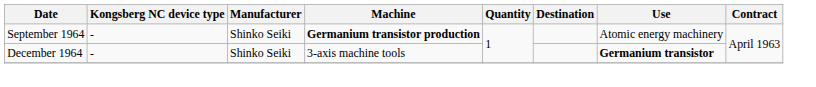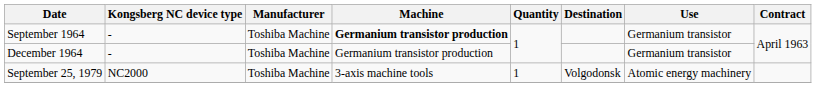(260, 34) Shinko Seiki -> (289, 34) Toshiba Machine
(661, 34) Atomic energy machinery -> (679, 34) Germanium transistor
(260, 53) Shinko Seiki -> (289, 53) Toshiba Machine
(356, 53) 3-axis machine tools -> (414, 53) Germanium transistor production
(657, 53) bold -> (679, 53) normal
+ row: (55, 73)
